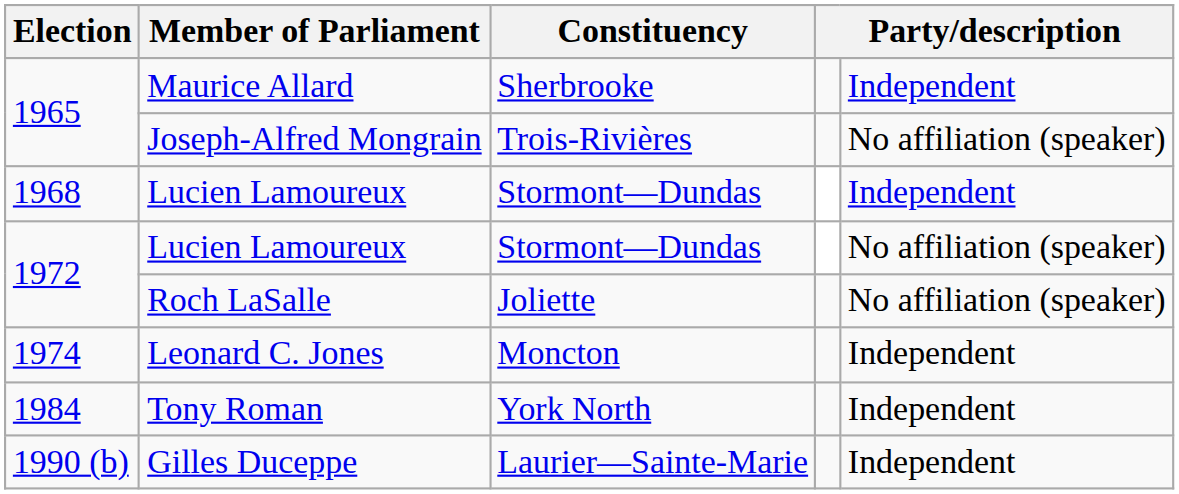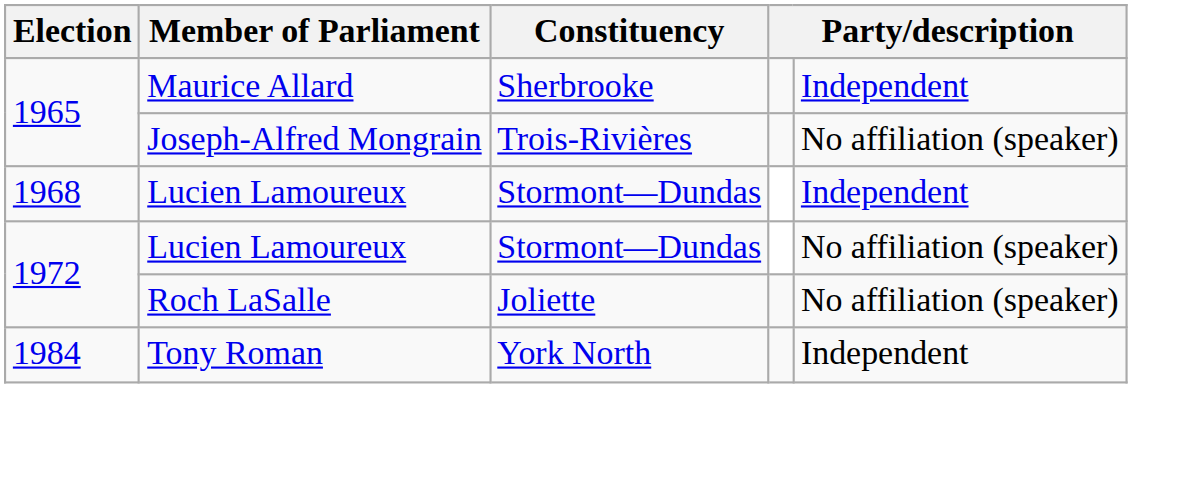- row: (47, 354)
- row: (71, 461)
